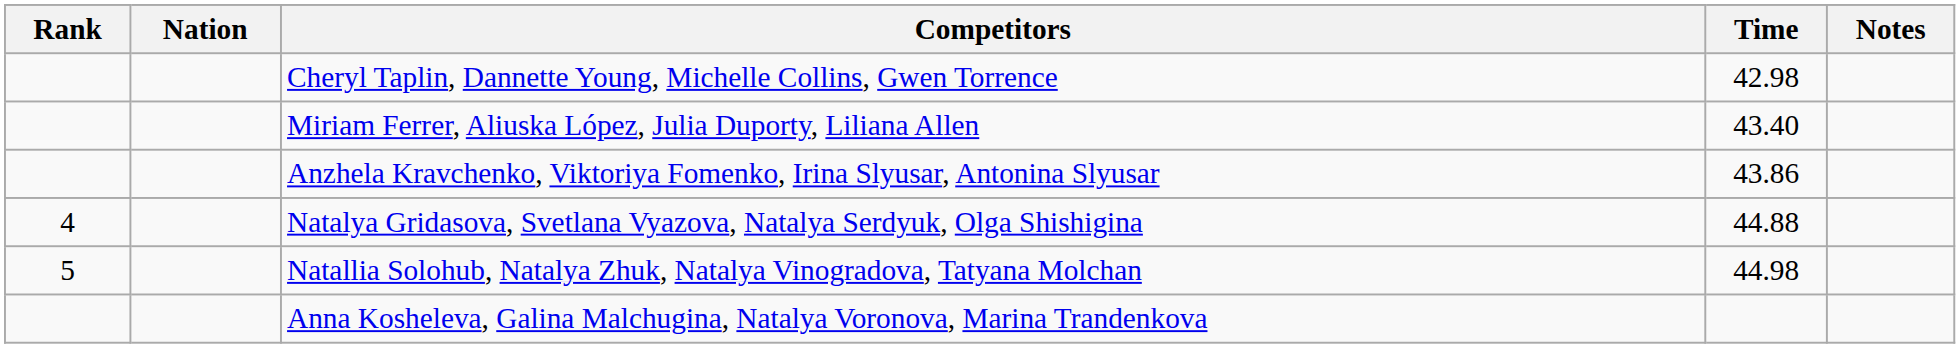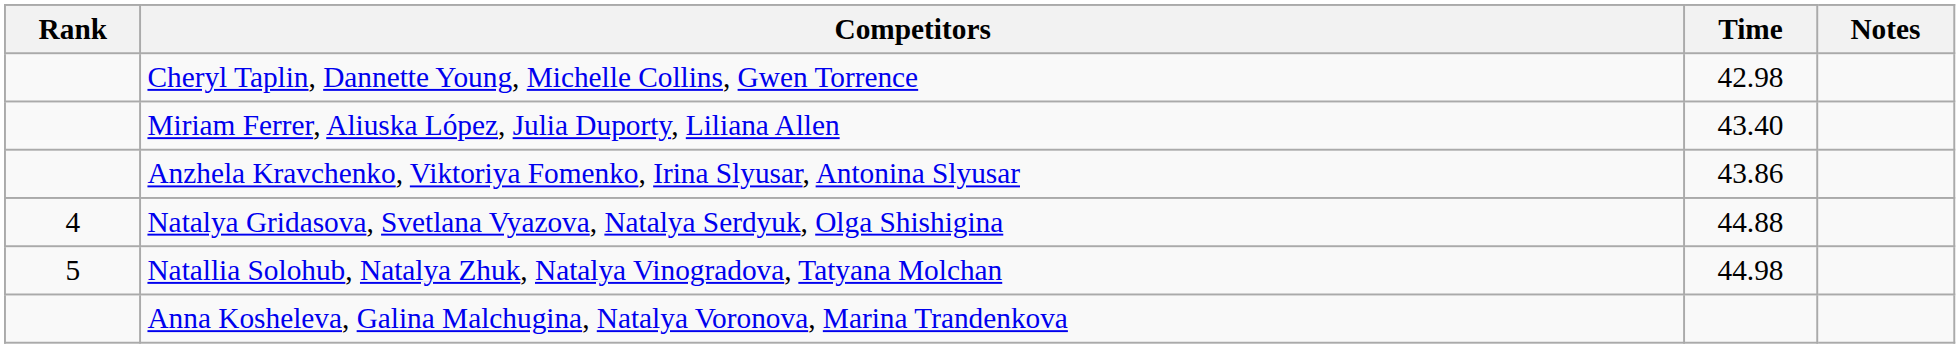- column: (205, 28)
